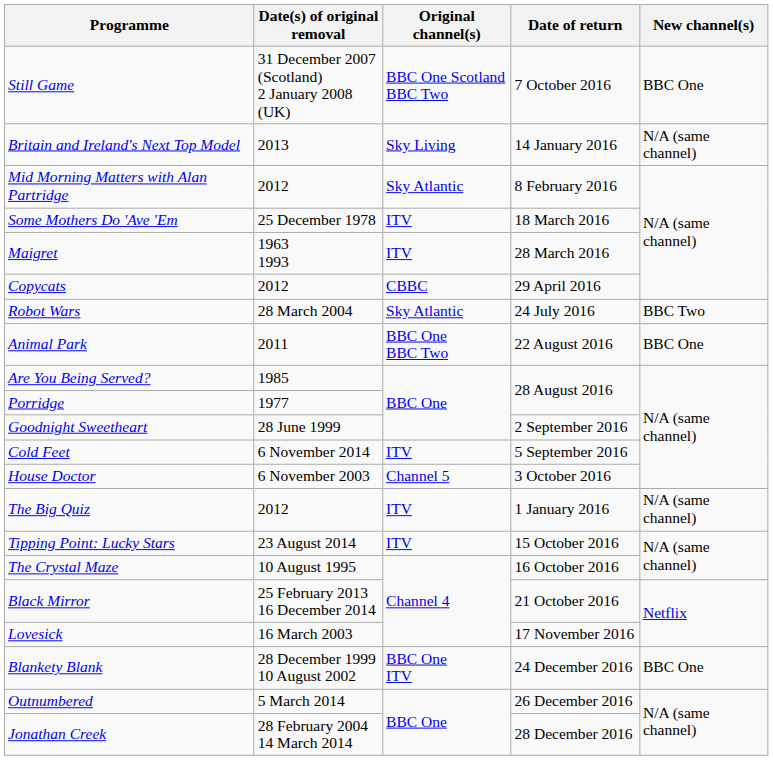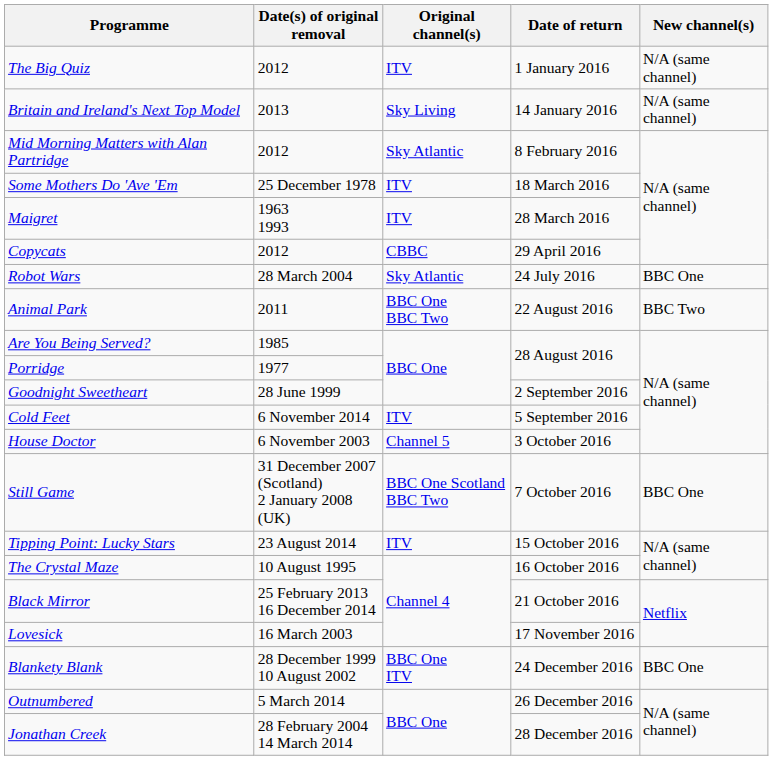rows swapped: (49, 509) <-> (41, 85)
(674, 311) BBC Two -> (673, 276) BBC One
(673, 344) BBC One -> (674, 309) BBC Two
